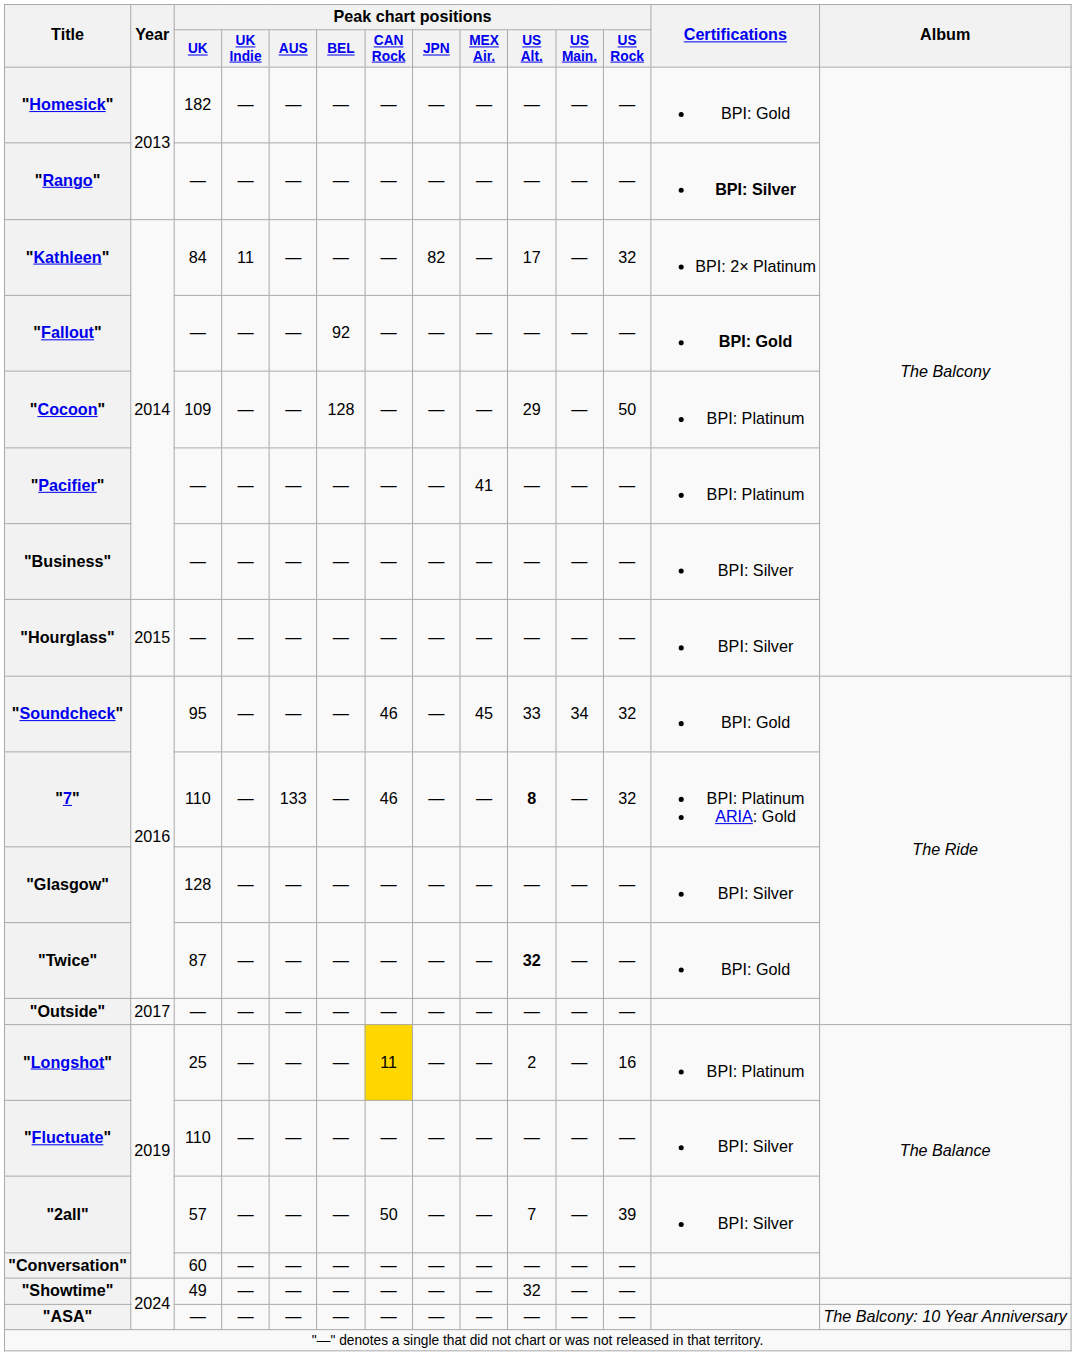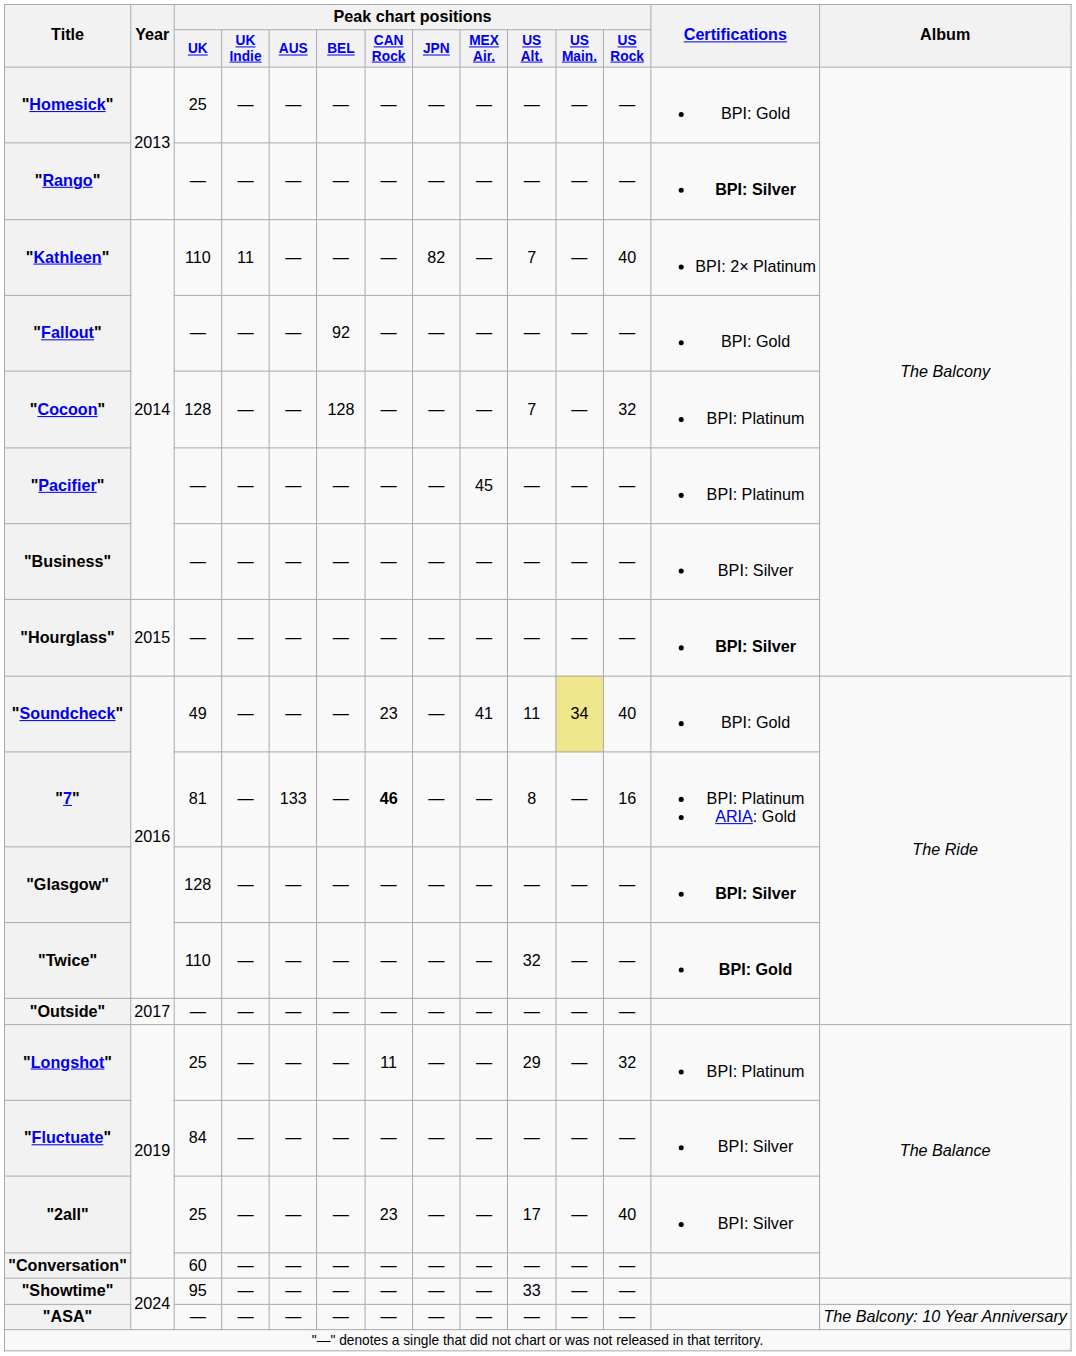(198, 104) 182 -> (198, 104) 25
(198, 257) 84 -> (198, 257) 110
(532, 257) 17 -> (532, 257) 7
(627, 257) 32 -> (627, 257) 40
(735, 342) bold -> (735, 342) normal
(198, 409) 109 -> (198, 409) 128
(532, 409) 29 -> (532, 409) 7
(627, 409) 50 -> (627, 409) 32
(484, 485) 41 -> (484, 485) 45
(735, 647) normal -> (735, 647) bold
(198, 714) 95 -> (198, 714) 49
(389, 714) 46 -> (389, 714) 23
(484, 714) 45 -> (484, 714) 41
(532, 714) 33 -> (532, 714) 11
(579, 714) no background -> (579, 714) khaki background
(627, 714) 32 -> (627, 714) 40
(198, 799) 110 -> (198, 799) 81
(389, 799) normal -> (389, 799) bold
(532, 799) bold -> (532, 799) normal
(627, 799) 32 -> (627, 799) 16
(735, 894) normal -> (735, 894) bold
(198, 960) 87 -> (198, 960) 110
(532, 960) bold -> (532, 960) normal
(735, 970) normal -> (735, 970) bold
(389, 1062) gold background -> (389, 1062) no background
(532, 1062) 2 -> (532, 1062) 29
(627, 1062) 16 -> (627, 1062) 32
(198, 1138) 110 -> (198, 1138) 84
(198, 1214) 57 -> (198, 1214) 25
(389, 1214) 50 -> (389, 1214) 23
(532, 1214) 7 -> (532, 1214) 17
(627, 1214) 39 -> (627, 1214) 40
(198, 1291) 49 -> (198, 1291) 95
(532, 1291) 32 -> (532, 1291) 33
